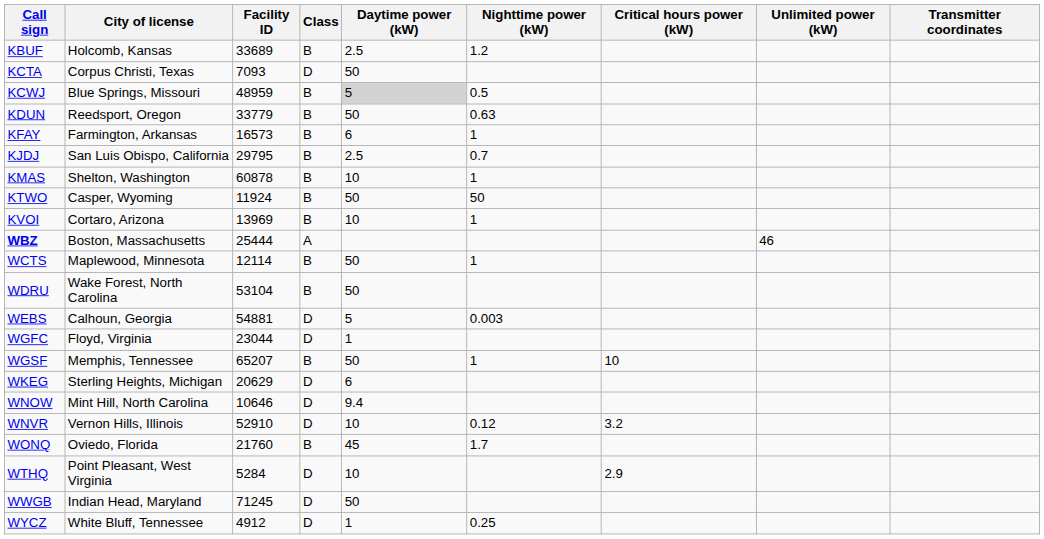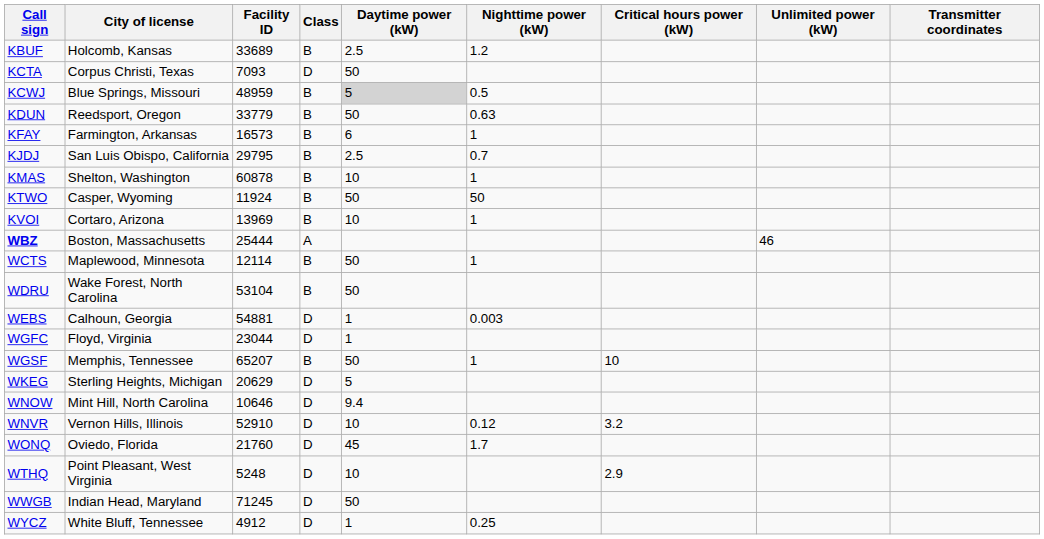(348, 318) 5 -> (348, 318) 1
(348, 381) 6 -> (348, 381) 5
(308, 445) B -> (308, 445) D
(251, 473) 5284 -> (251, 473) 5248
